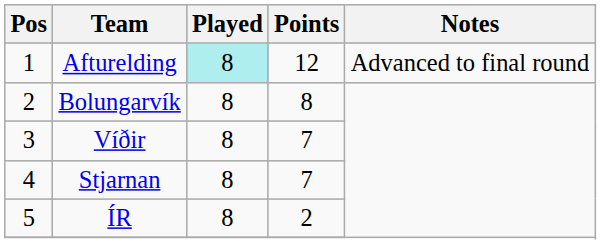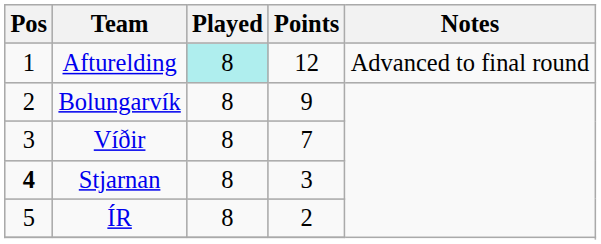(307, 101) 8 -> (307, 101) 9
(29, 179) normal -> (29, 179) bold
(307, 179) 7 -> (307, 179) 3
